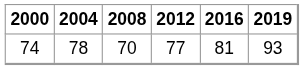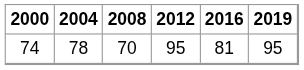(176, 48) 77 -> (176, 48) 95
(273, 48) 93 -> (273, 48) 95
